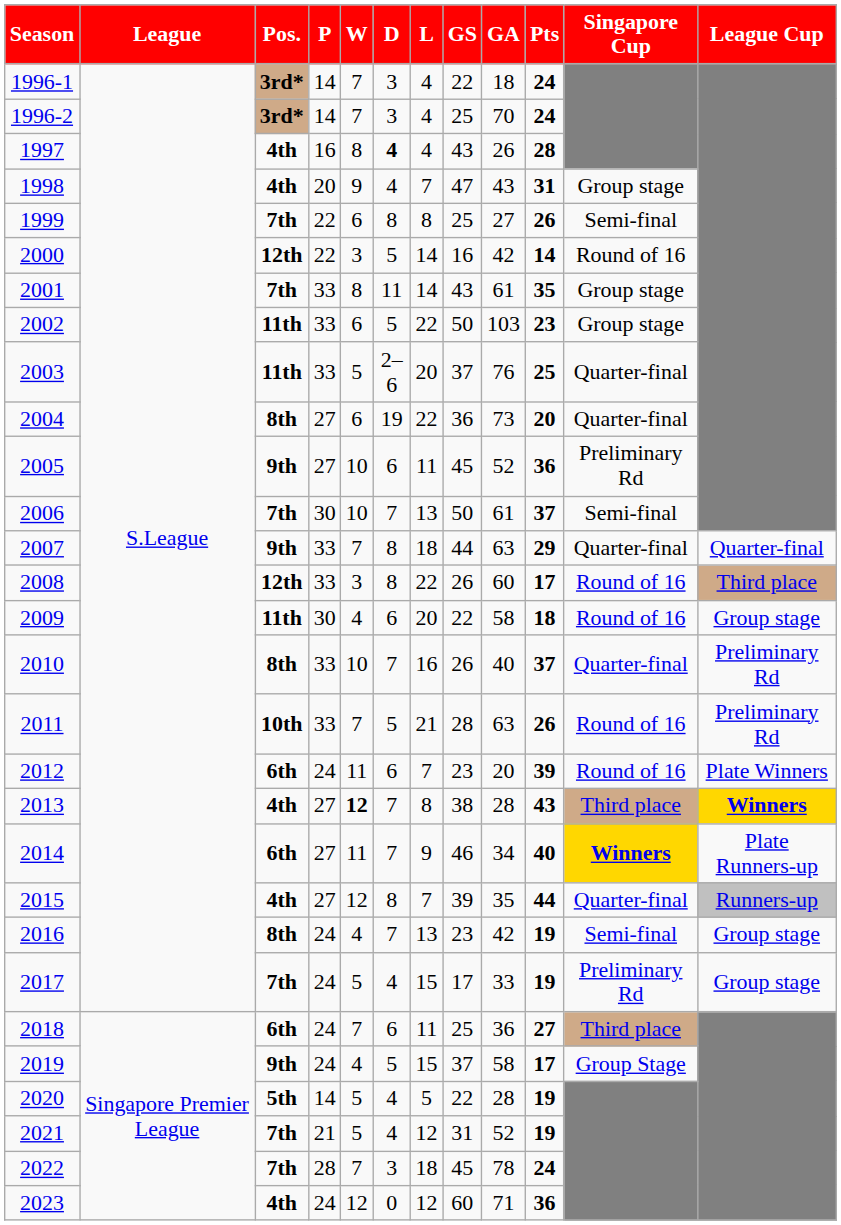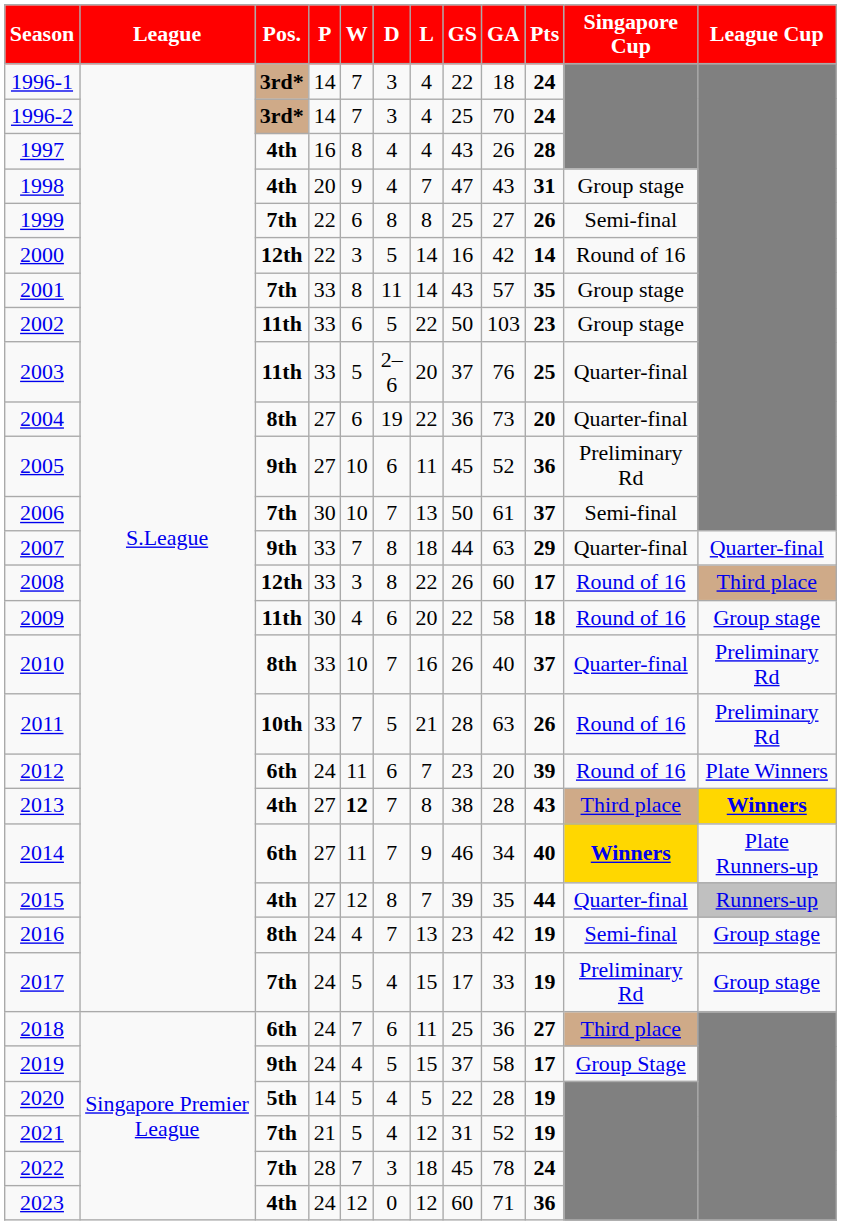(392, 150) bold -> (392, 150) normal
(503, 289) 61 -> (503, 289) 57
